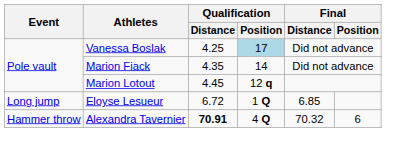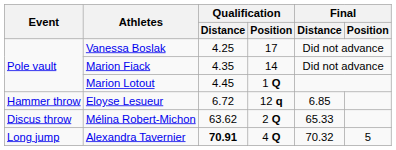(261, 48) lightblue background -> (271, 48) no background
(261, 84) 12 q -> (271, 84) 1 Q
(33, 101) Long jump -> (44, 101) Hammer throw
(261, 101) 1 Q -> (271, 101) 12 q
+ row: (141, 119)
(44, 119) Hammer throw -> (33, 137) Long jump
(358, 119) 6 -> (368, 137) 5
